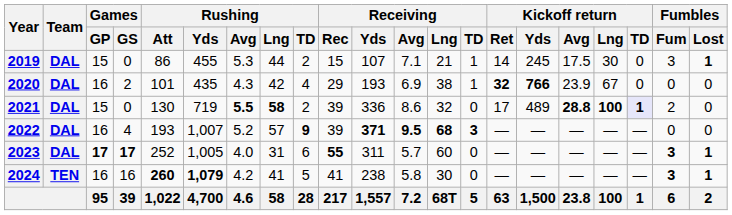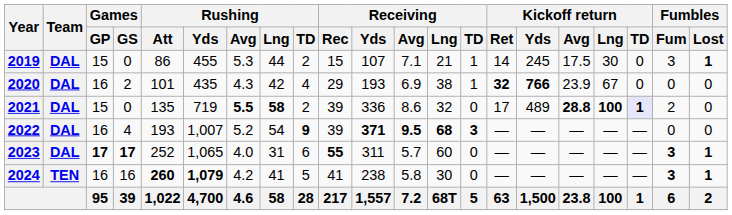(163, 107) 130 -> (163, 107) 135
(276, 130) 57 -> (276, 130) 54
(205, 152) 1,005 -> (205, 152) 1,065
